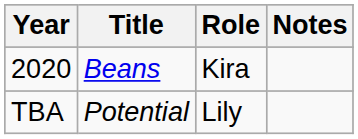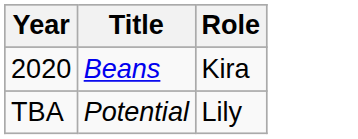- column: (310, 25)
